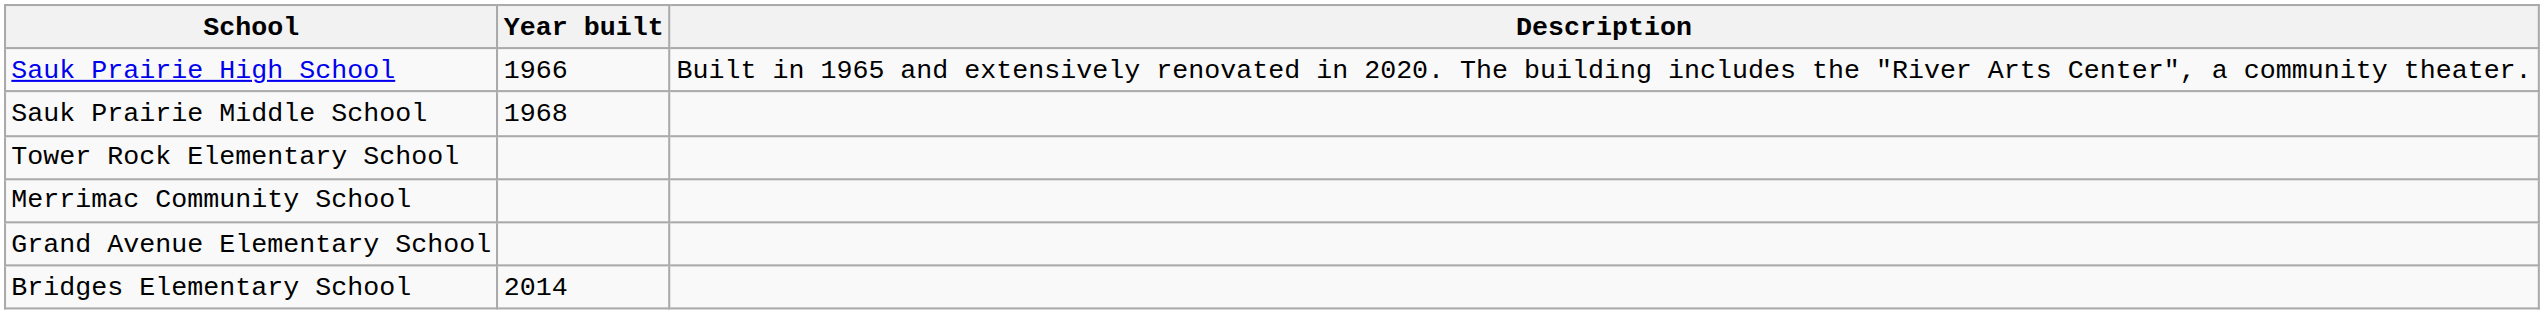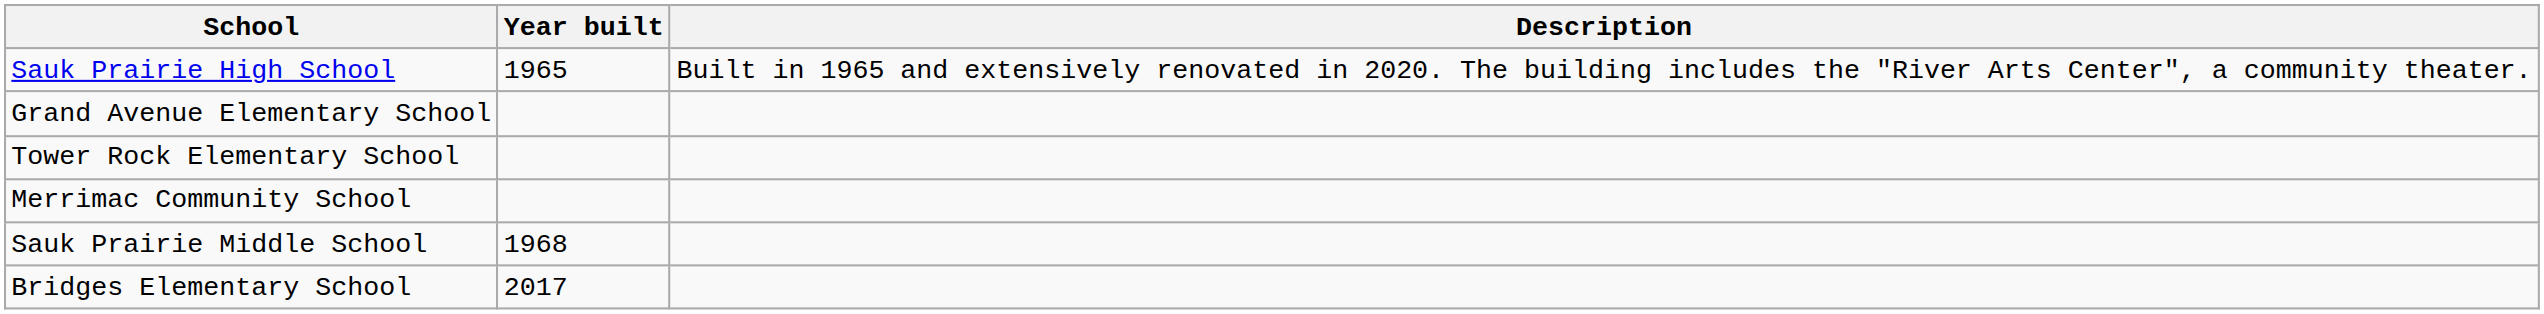(536, 70) 1966 -> (536, 70) 1965
rows swapped: (219, 114) <-> (251, 244)
(536, 287) 2014 -> (536, 287) 2017
